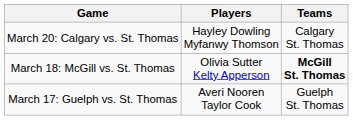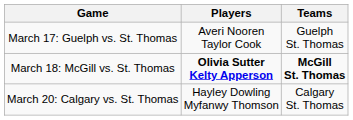rows swapped: (93, 99) <-> (93, 37)
(231, 68) normal -> (231, 68) bold
